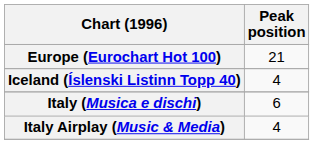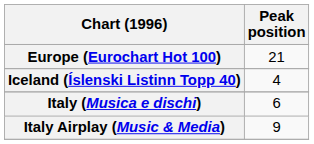(277, 127) 4 -> (277, 127) 9
